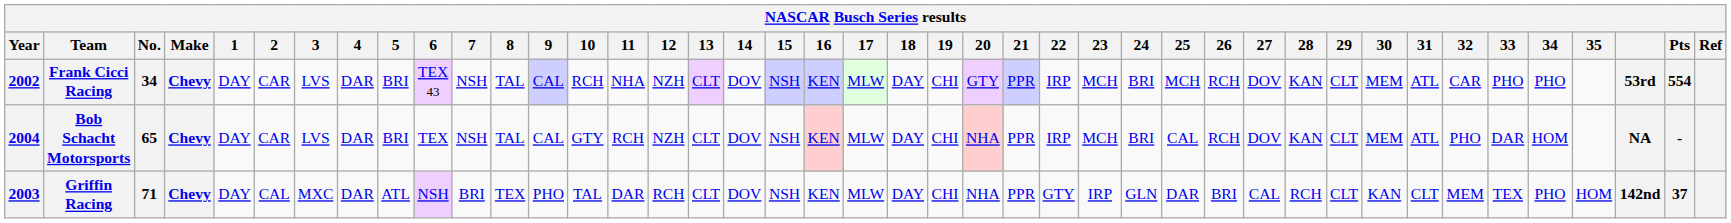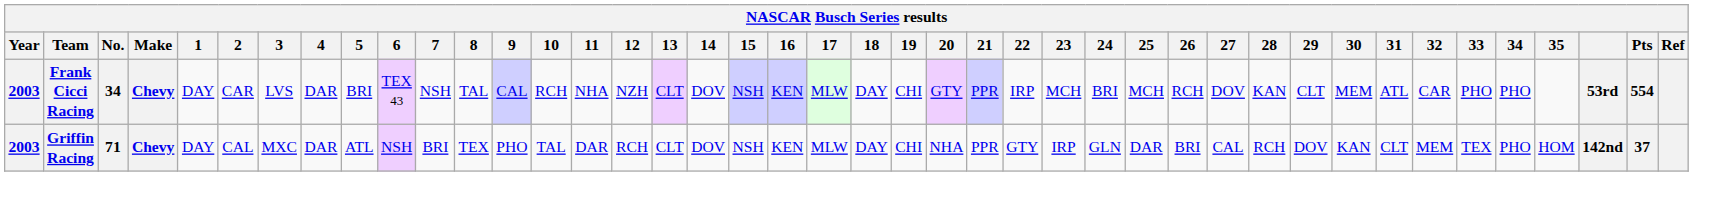(24, 81) 2002 -> (24, 91) 2003
- row: (89, 138)
(1344, 194) CLT -> (1311, 147) DOV
